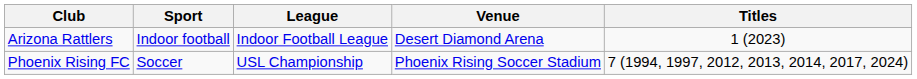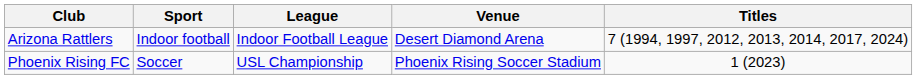(758, 39) 1 (2023) -> (758, 39) 7 (1994, 1997, 2012, 2013, 2014, 2017, 2024)
(758, 62) 7 (1994, 1997, 2012, 2013, 2014, 2017, 2024) -> (758, 62) 1 (2023)
